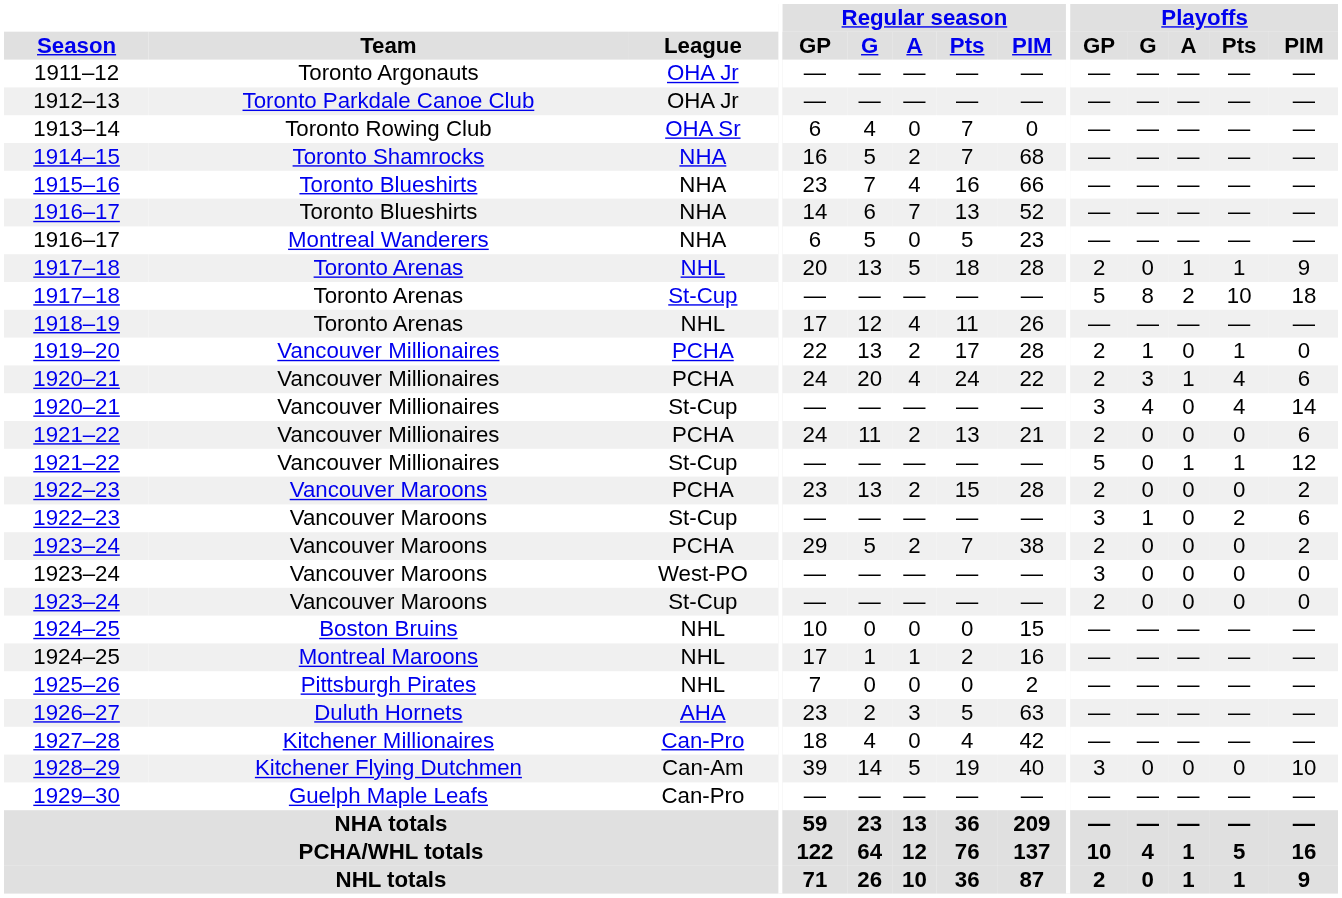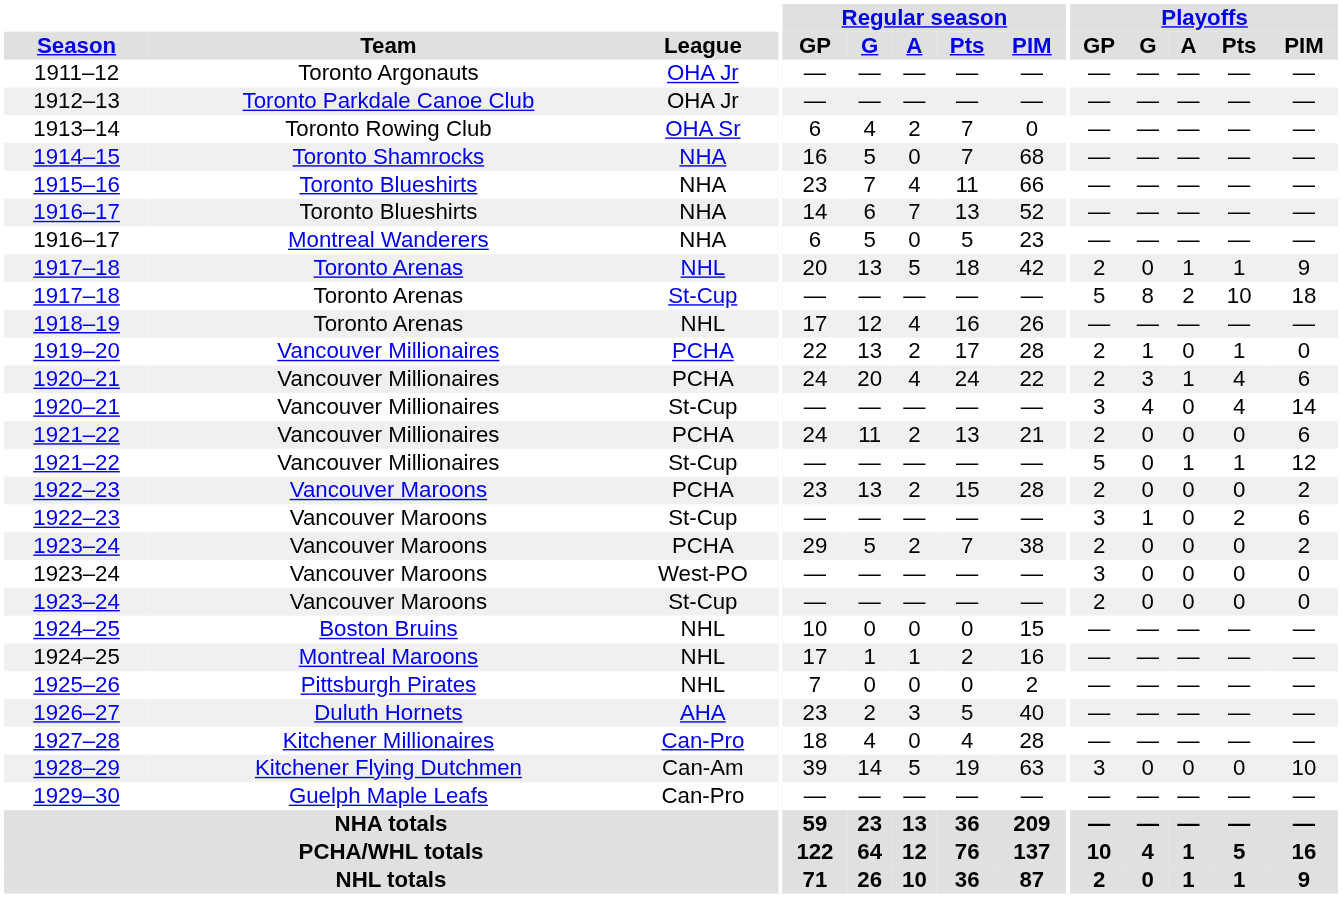(914, 128) 0 -> (914, 128) 2
(914, 156) 2 -> (914, 156) 0
(967, 184) 16 -> (967, 184) 11
(1032, 267) 28 -> (1032, 267) 42
(967, 323) 11 -> (967, 323) 16
(1032, 712) 63 -> (1032, 712) 40
(1032, 740) 42 -> (1032, 740) 28
(1032, 768) 40 -> (1032, 768) 63
